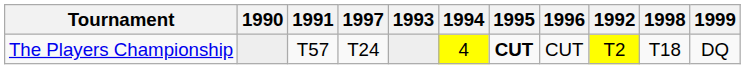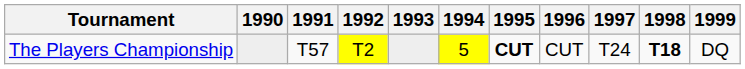columns swapped: (615, 20) <-> (363, 20)
(464, 49) 4 -> (464, 49) 5
(665, 49) normal -> (665, 49) bold
